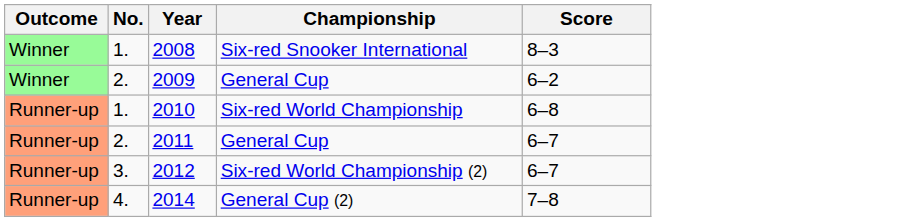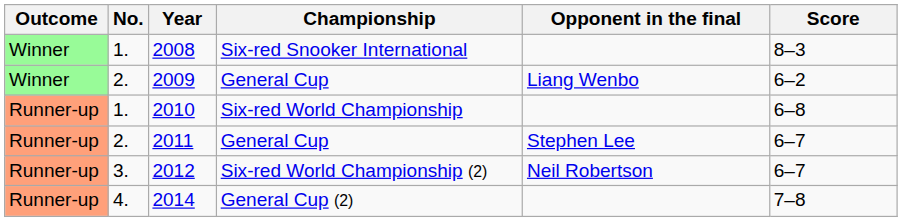+ column: (646, 19)
